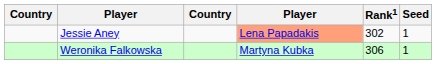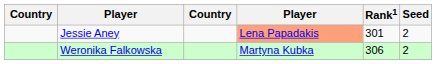(375, 33) 302 -> (375, 33) 301
(406, 33) 1 -> (406, 33) 2
(406, 51) 1 -> (406, 51) 2
